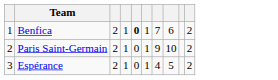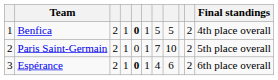+ column: (234, 13)
(158, 30) 7 -> (158, 30) 5
(171, 30) 6 -> (171, 30) 5
(158, 48) 9 -> (158, 48) 7
(136, 65) normal -> (136, 65) bold
(171, 65) 5 -> (171, 65) 6
